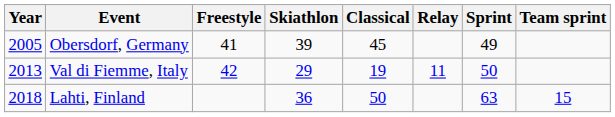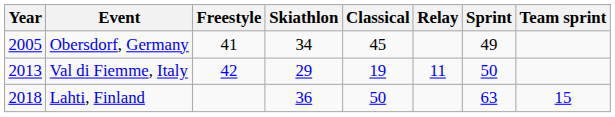(304, 44) 39 -> (304, 44) 34
